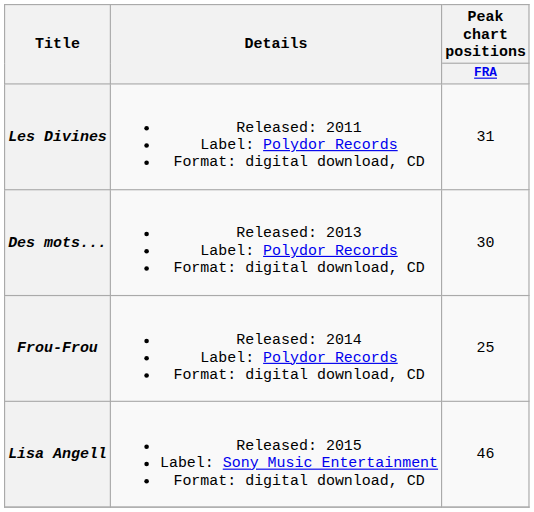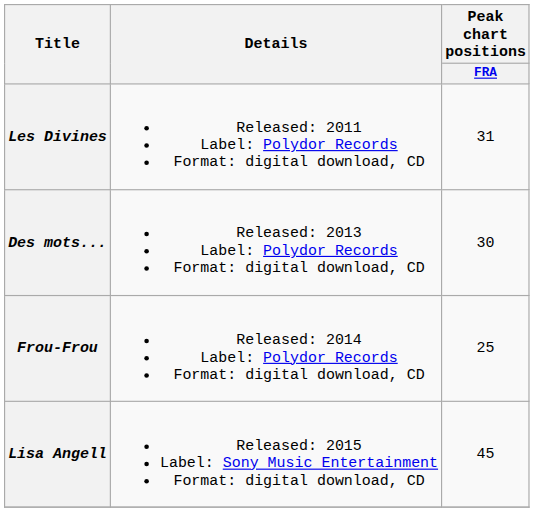(486, 455) 46 -> (486, 455) 45
